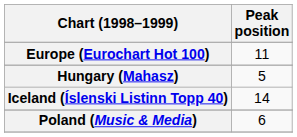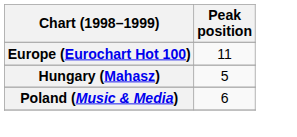- row: (118, 98)
